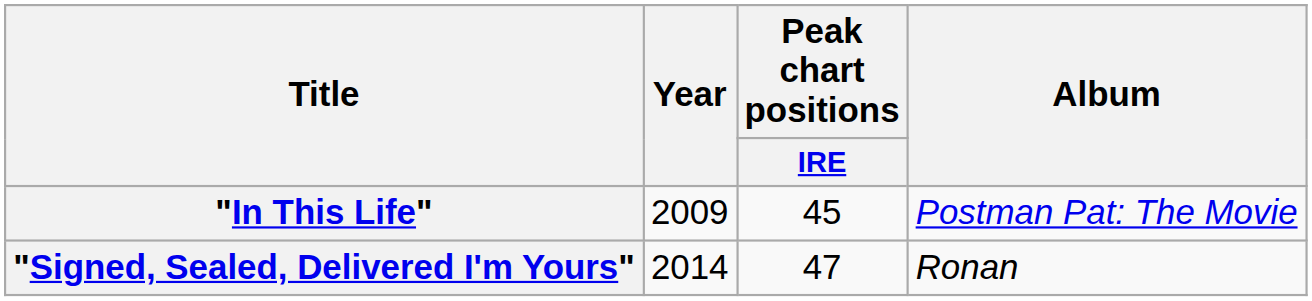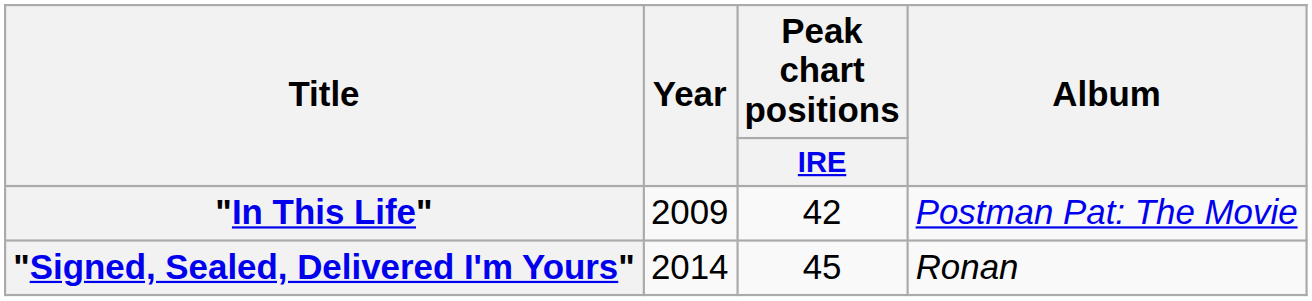(822, 212) 45 -> (822, 212) 42
(822, 267) 47 -> (822, 267) 45
